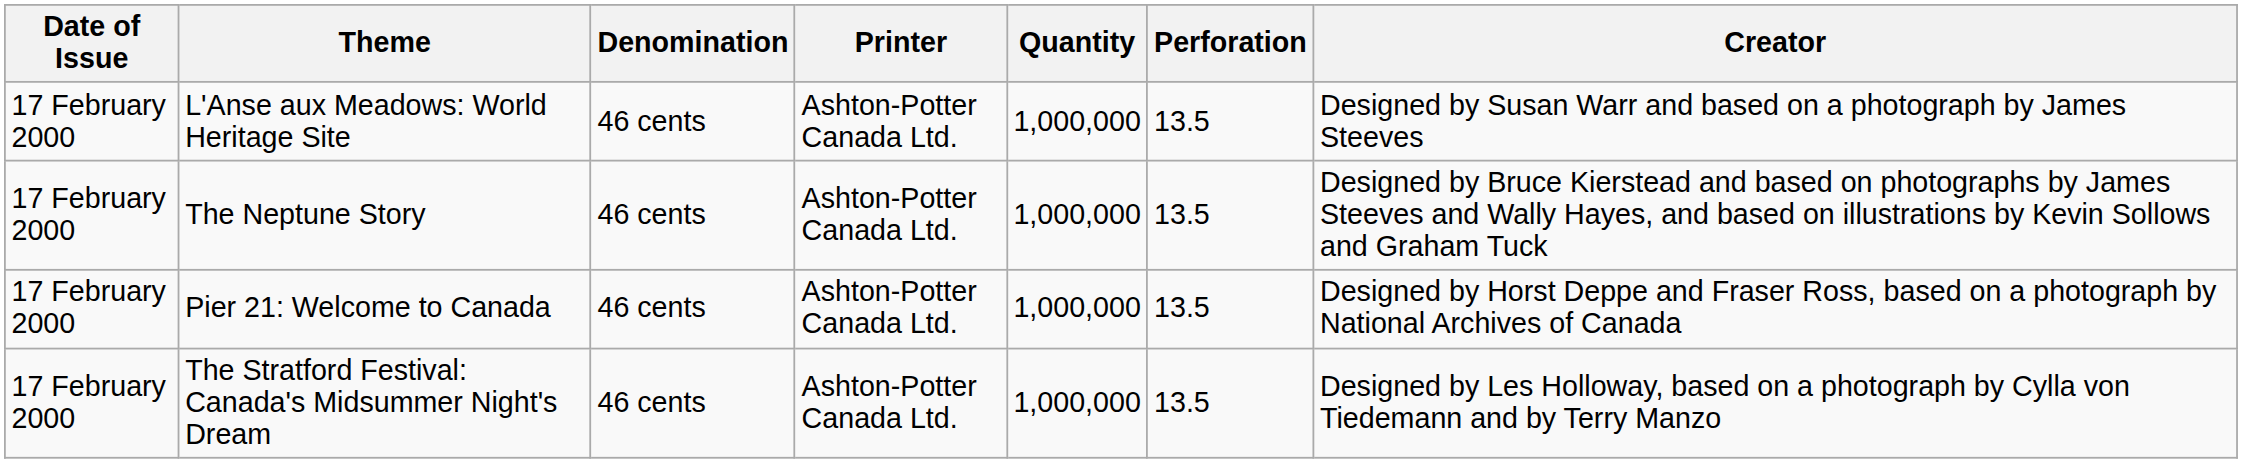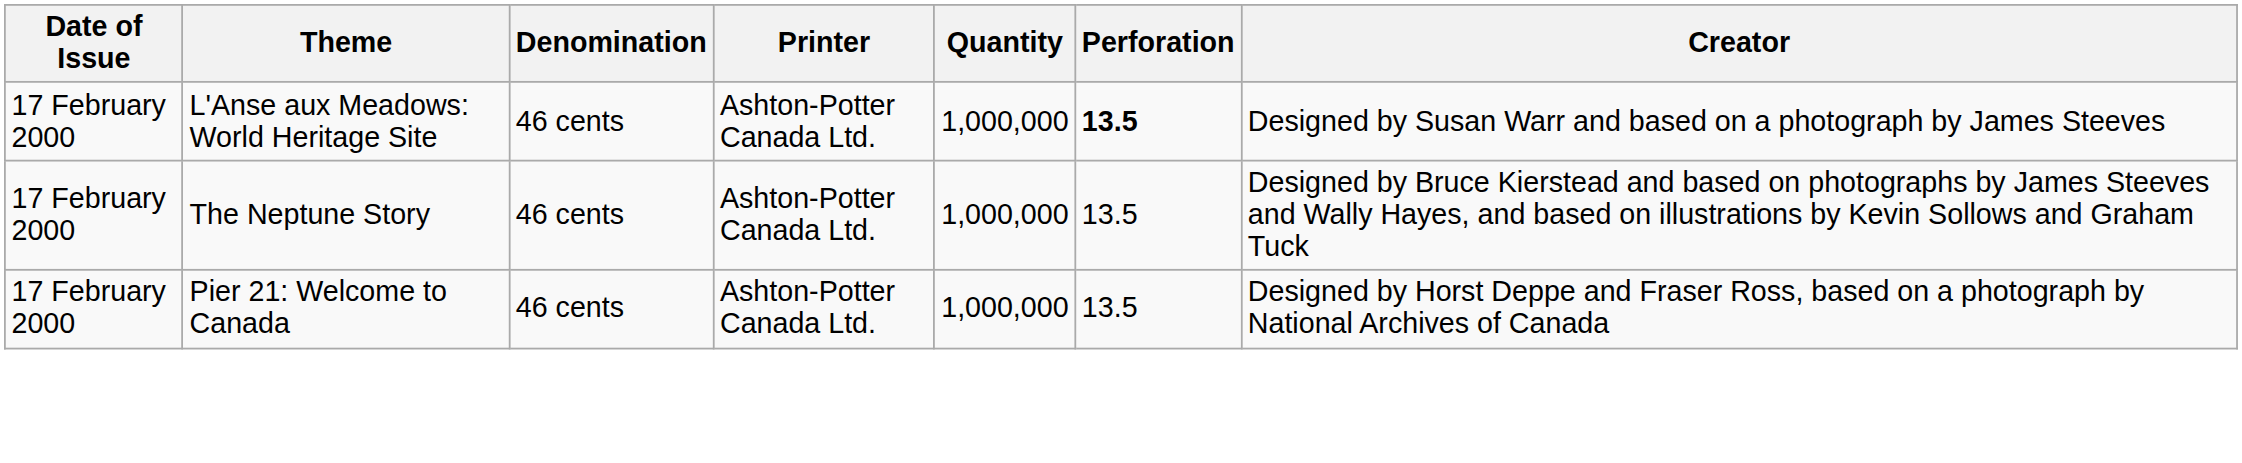(1182, 120) normal -> (1110, 120) bold
- row: (371, 402)
